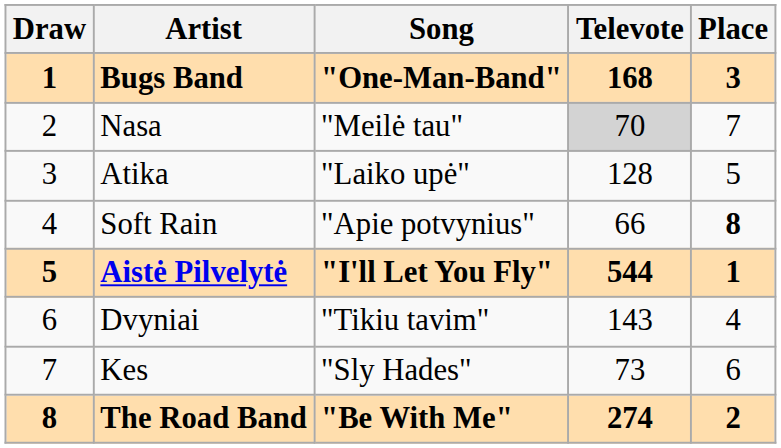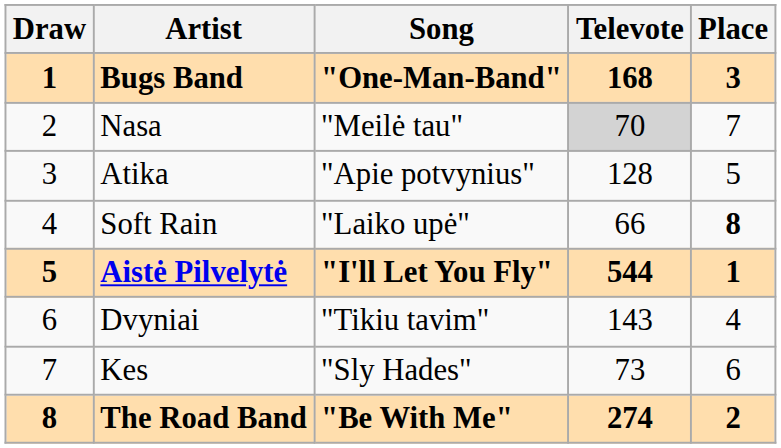(395, 175) "Laiko upė" -> (428, 175) "Apie potvynius"
(428, 223) "Apie potvynius" -> (395, 223) "Laiko upė"
